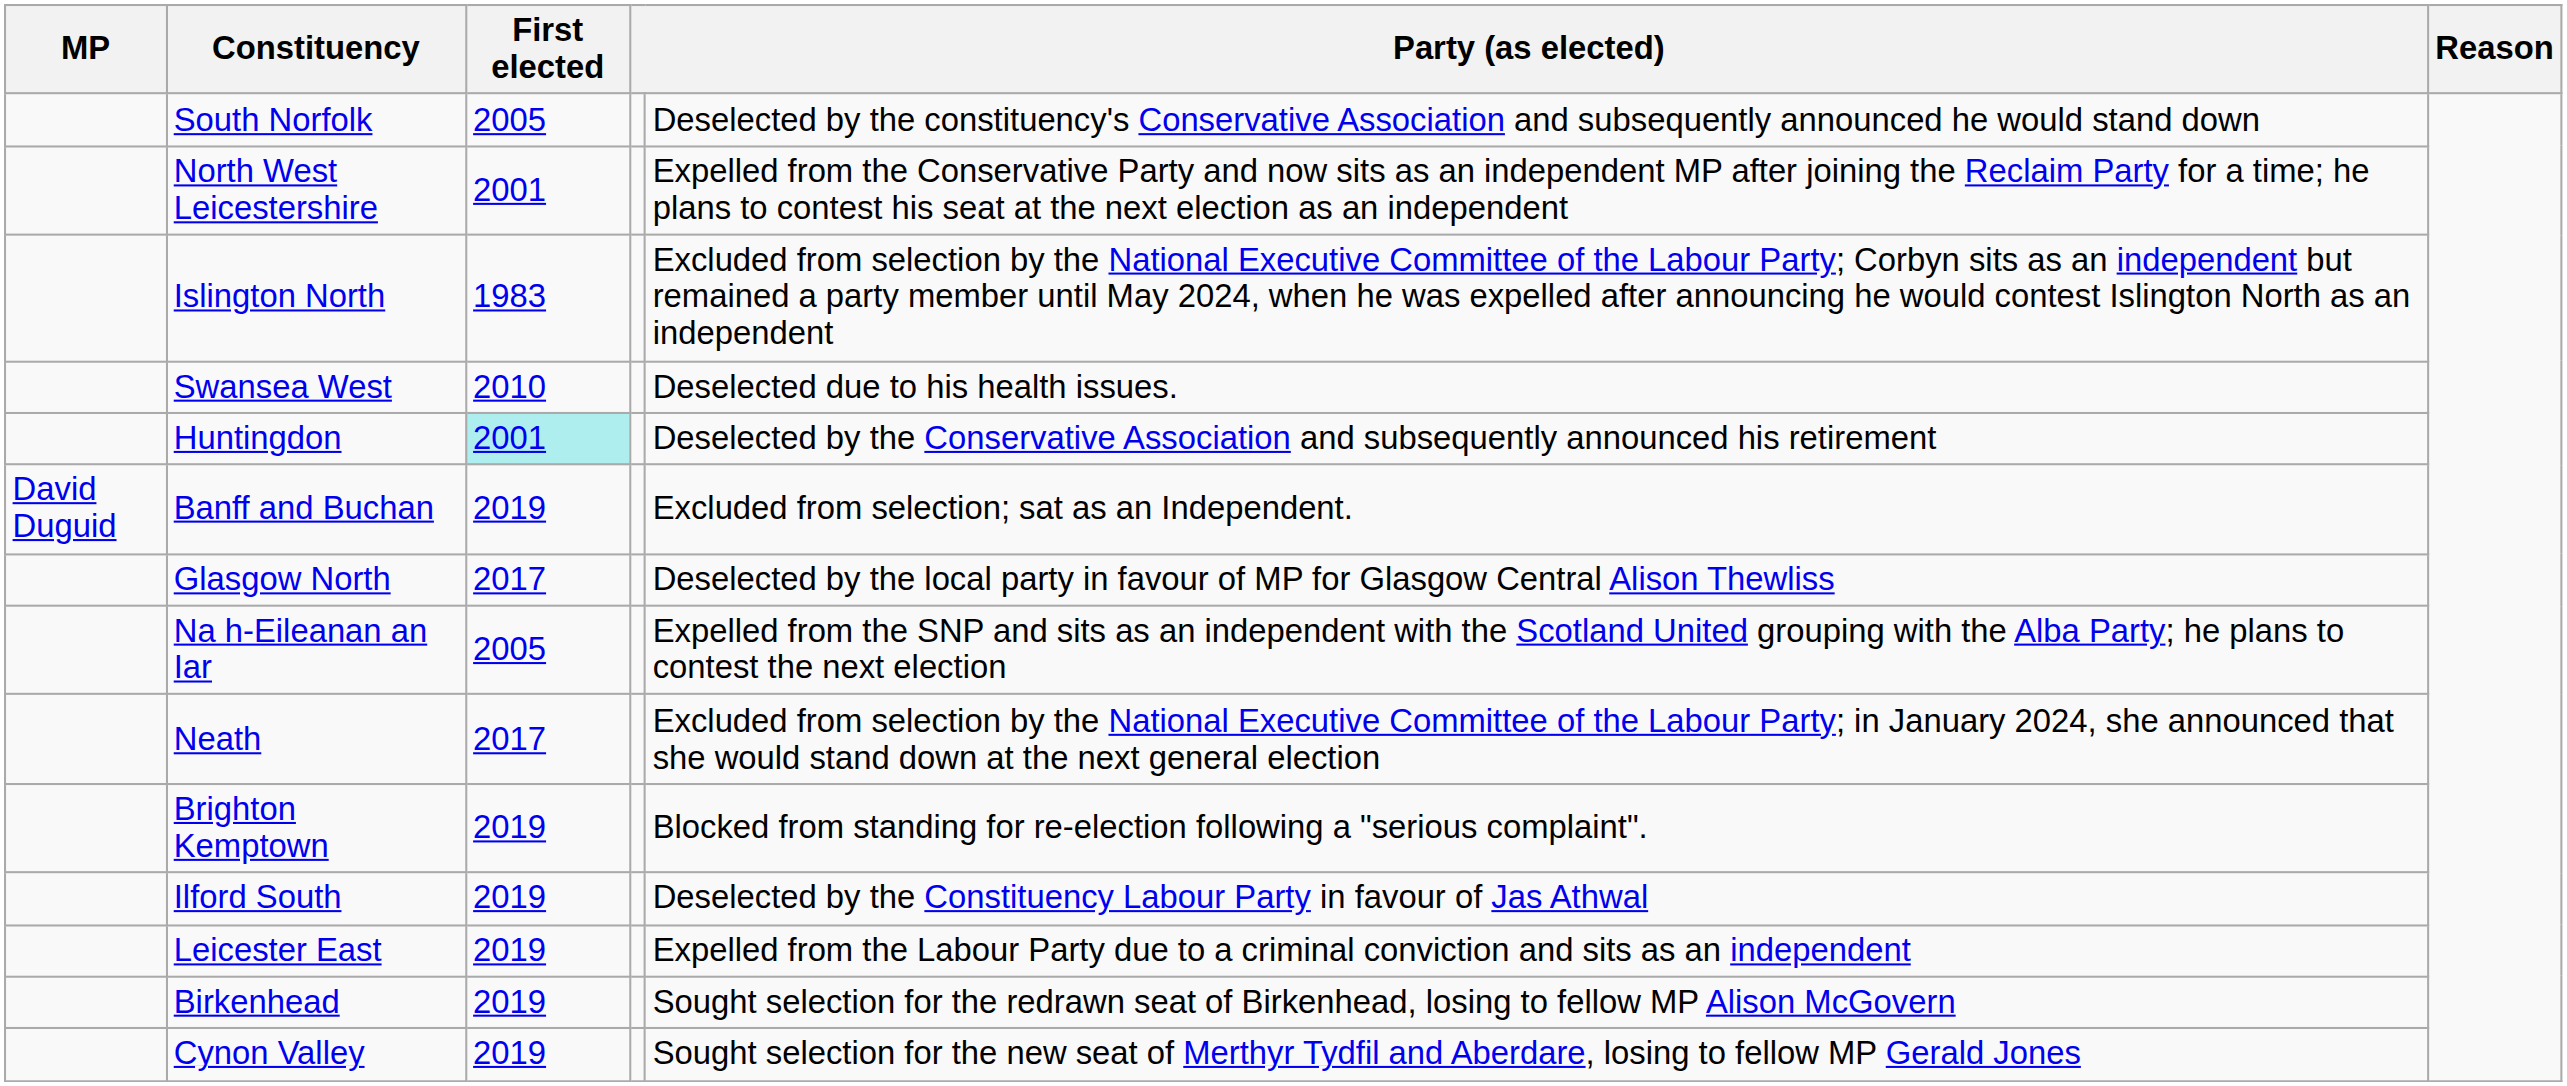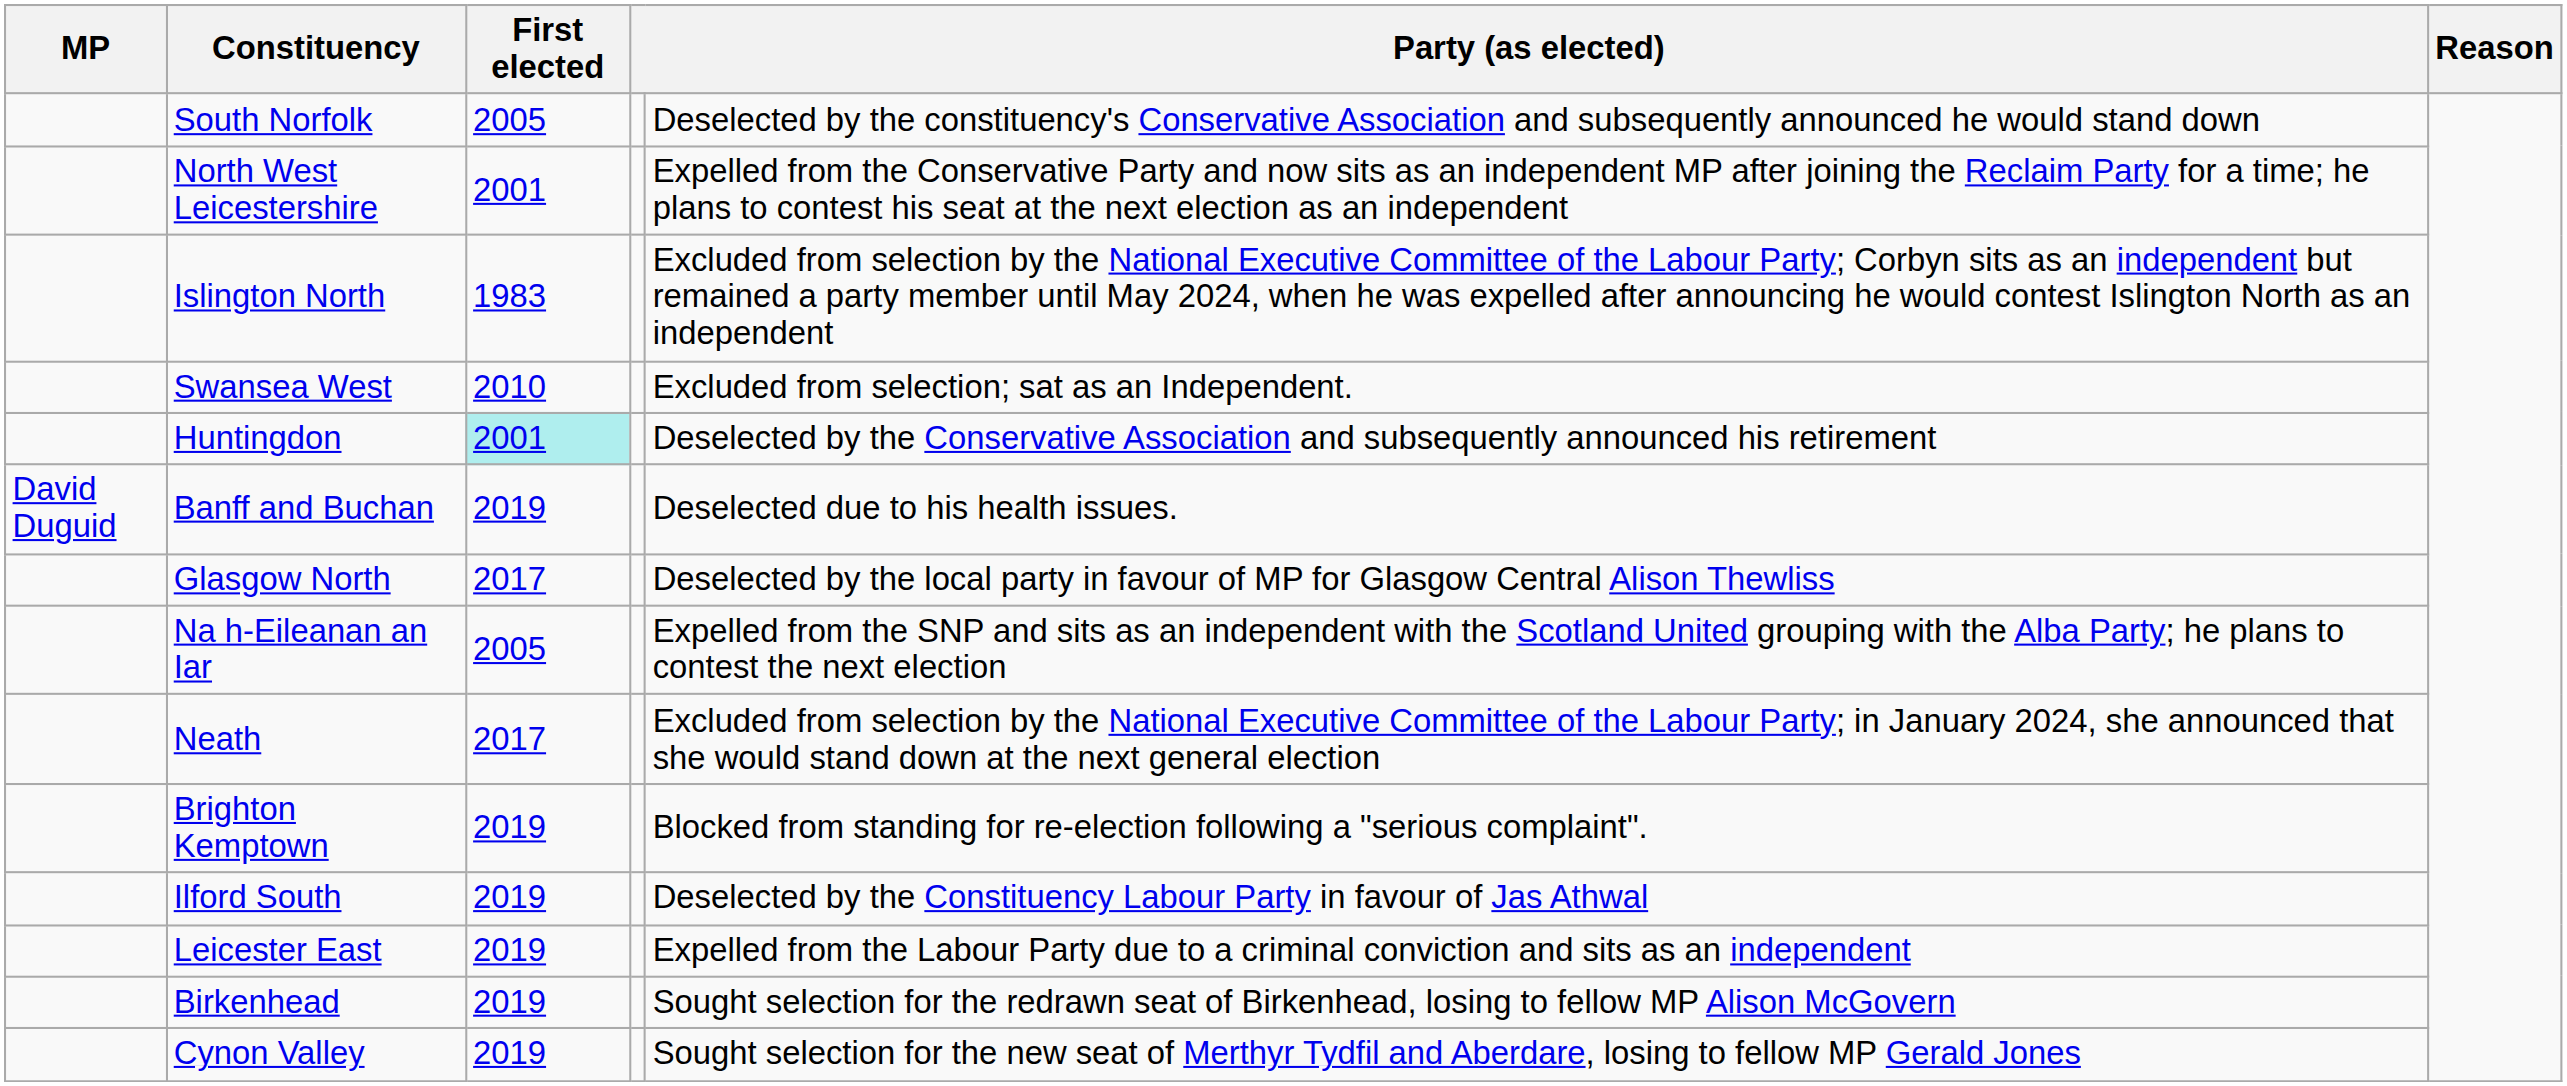(915, 386) Deselected due to his health issues. -> (1003, 386) Excluded from selection; sat as an Independent.
(1003, 508) Excluded from selection; sat as an Independent. -> (915, 508) Deselected due to his health issues.
